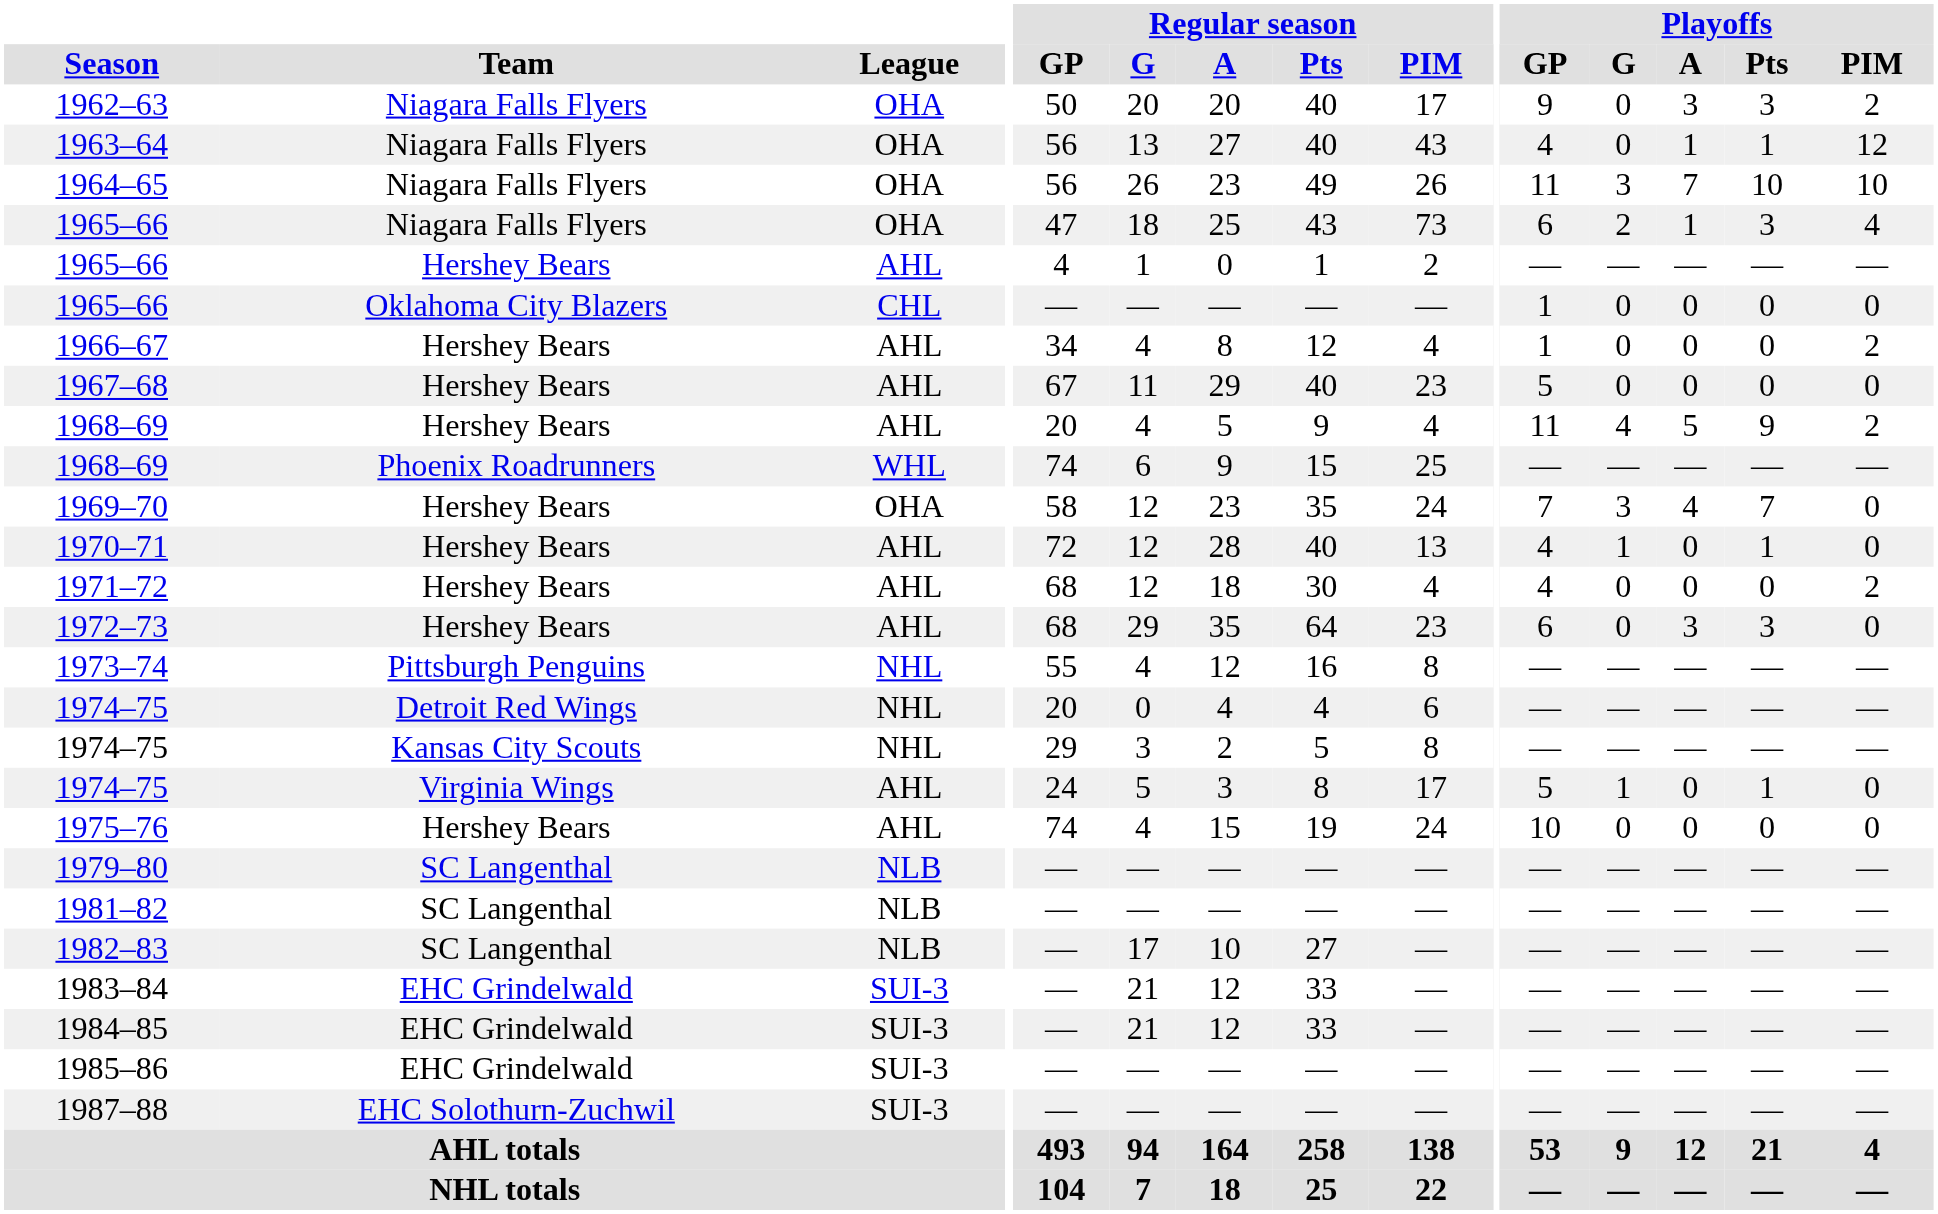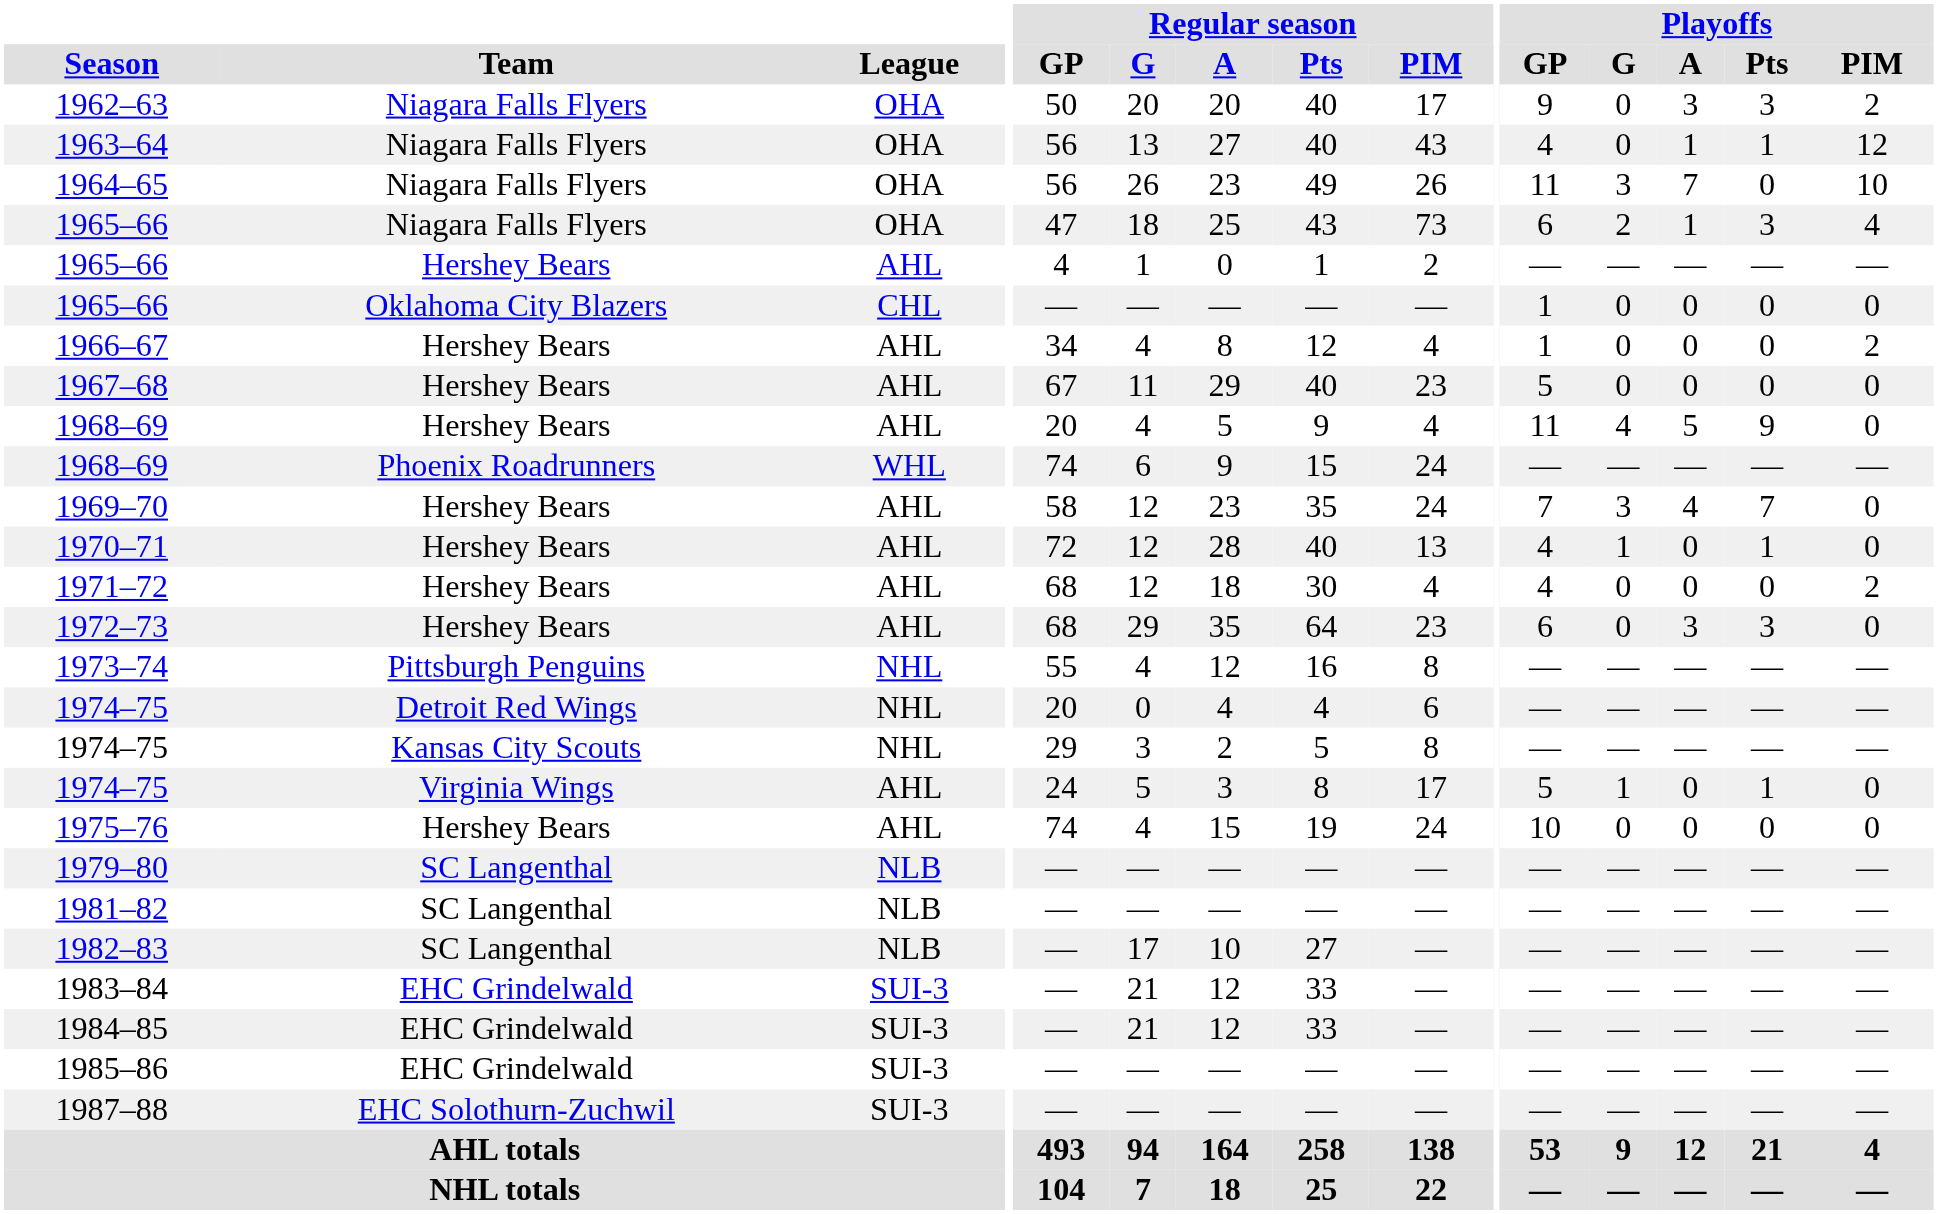(1767, 184) 10 -> (1767, 184) 0
(1872, 425) 2 -> (1872, 425) 0
(1431, 465) 25 -> (1431, 465) 24
(909, 505) OHA -> (909, 505) AHL
